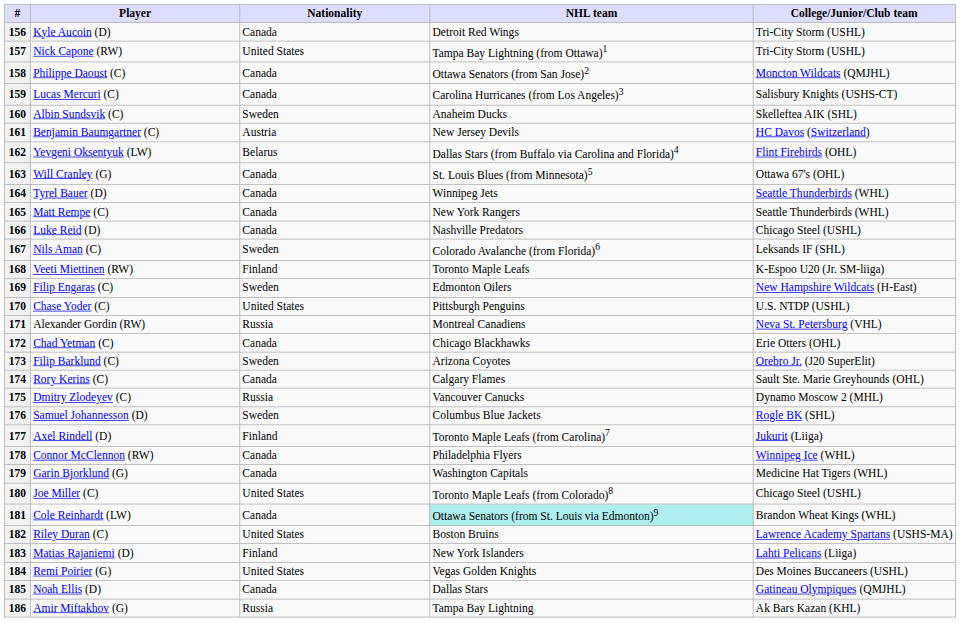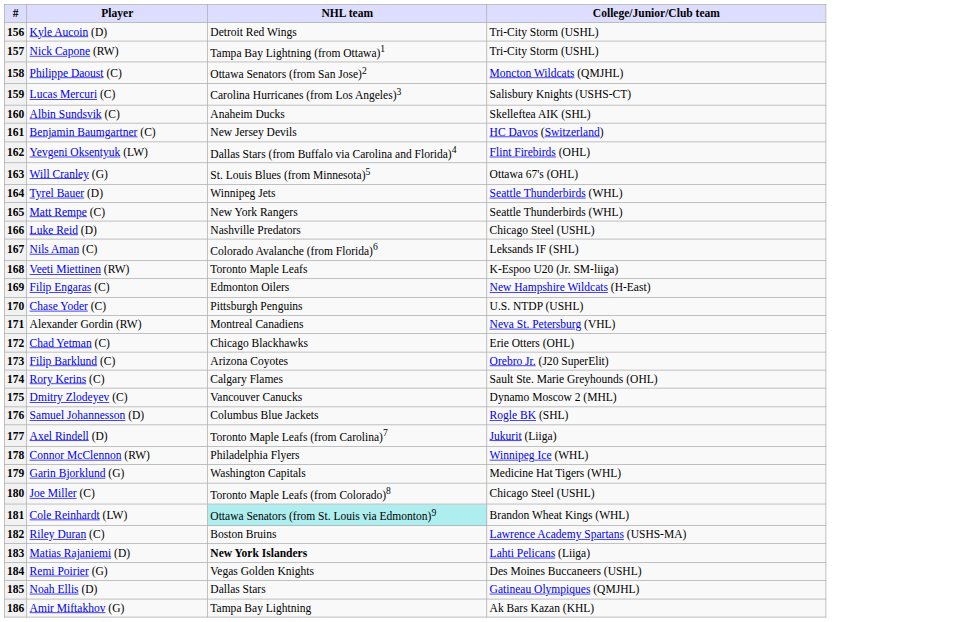- column: (335, 13)
(478, 553) normal -> (259, 553) bold
